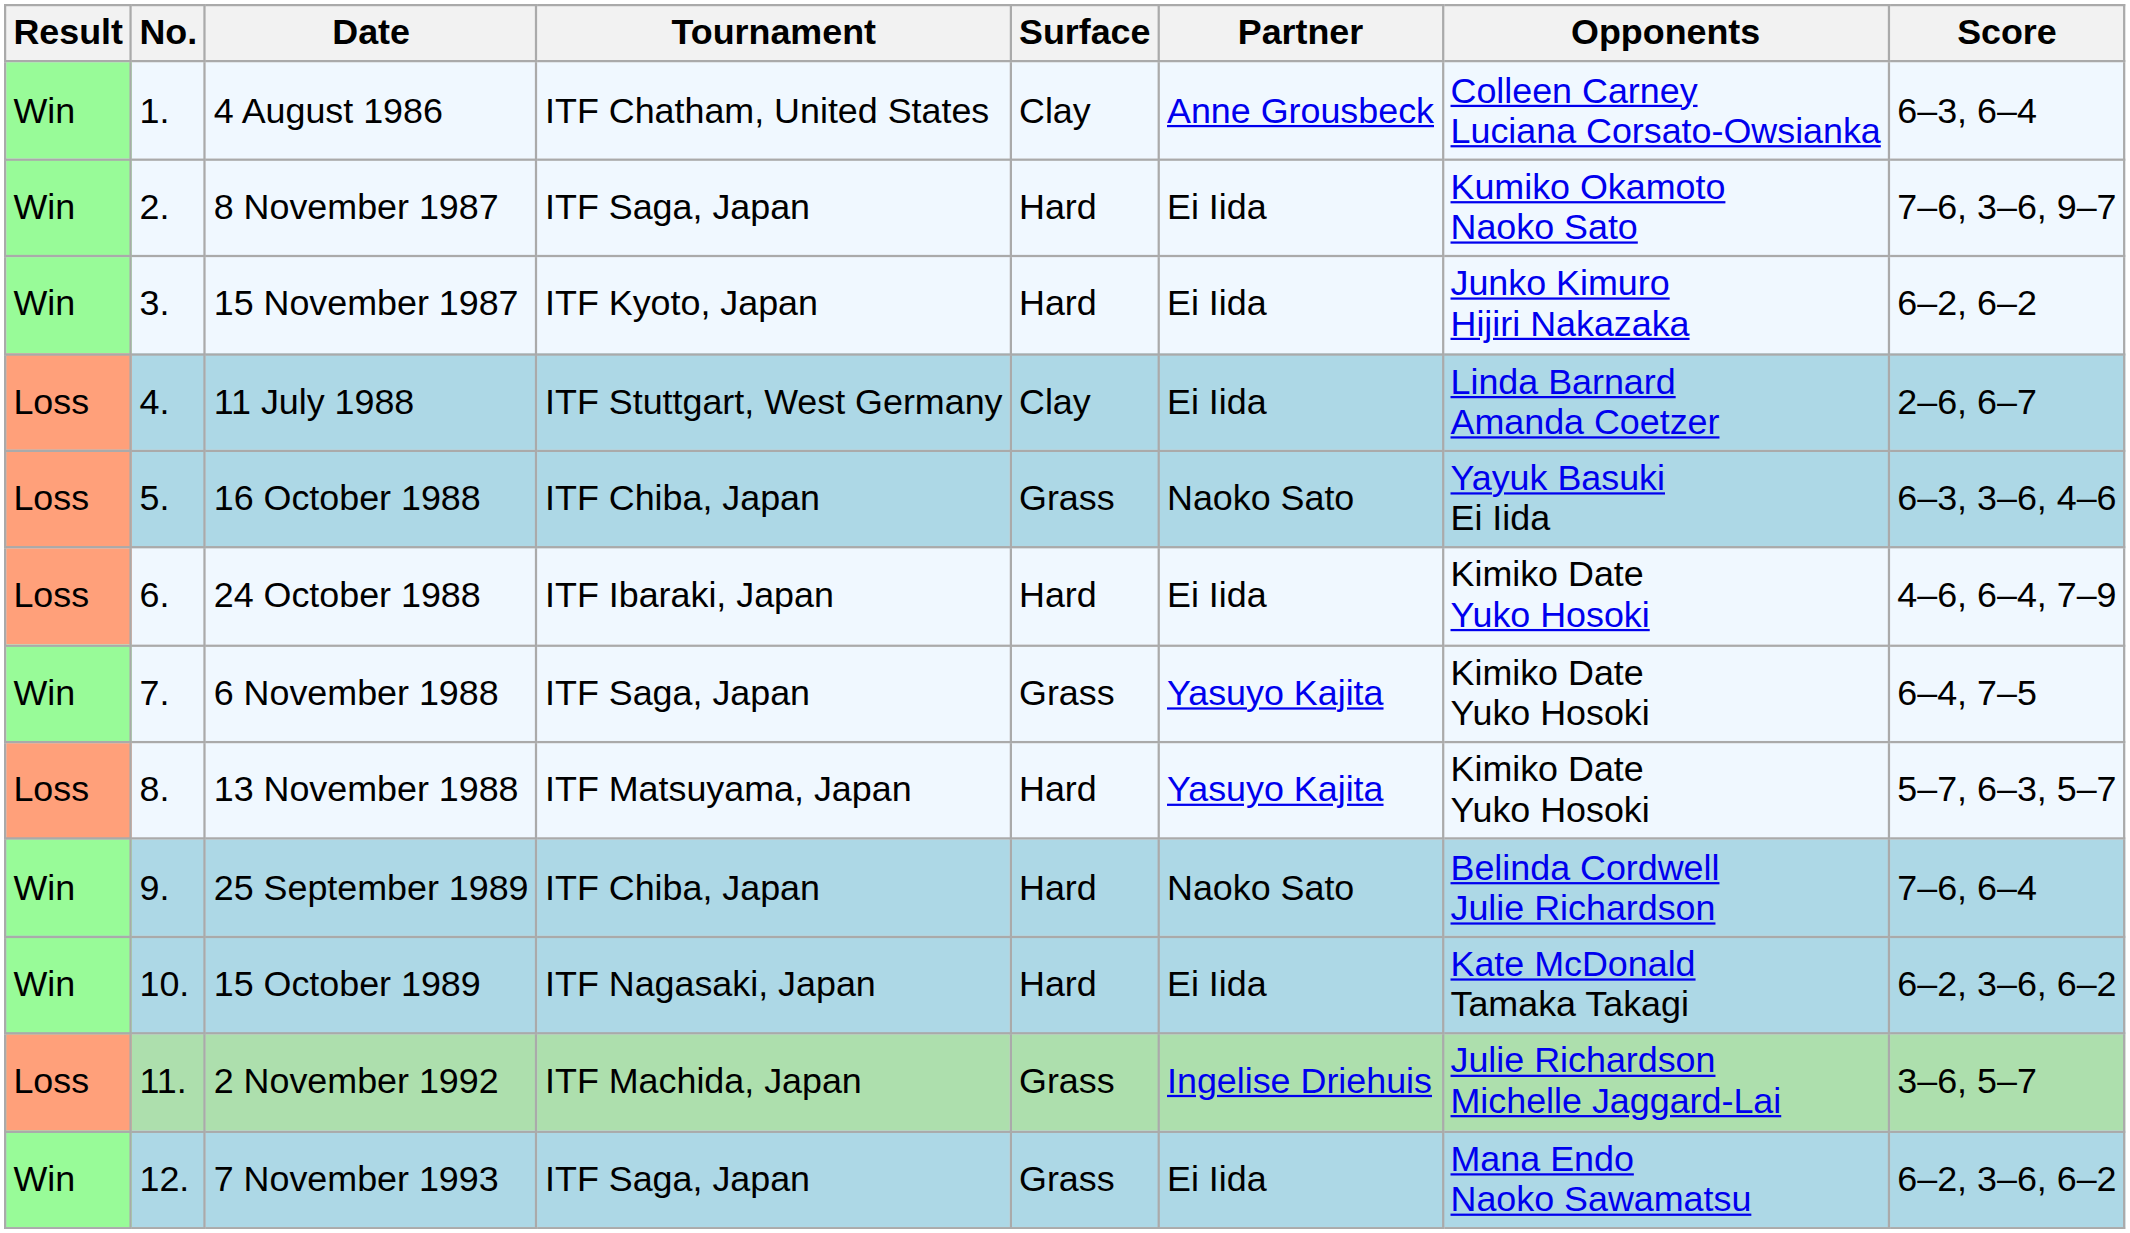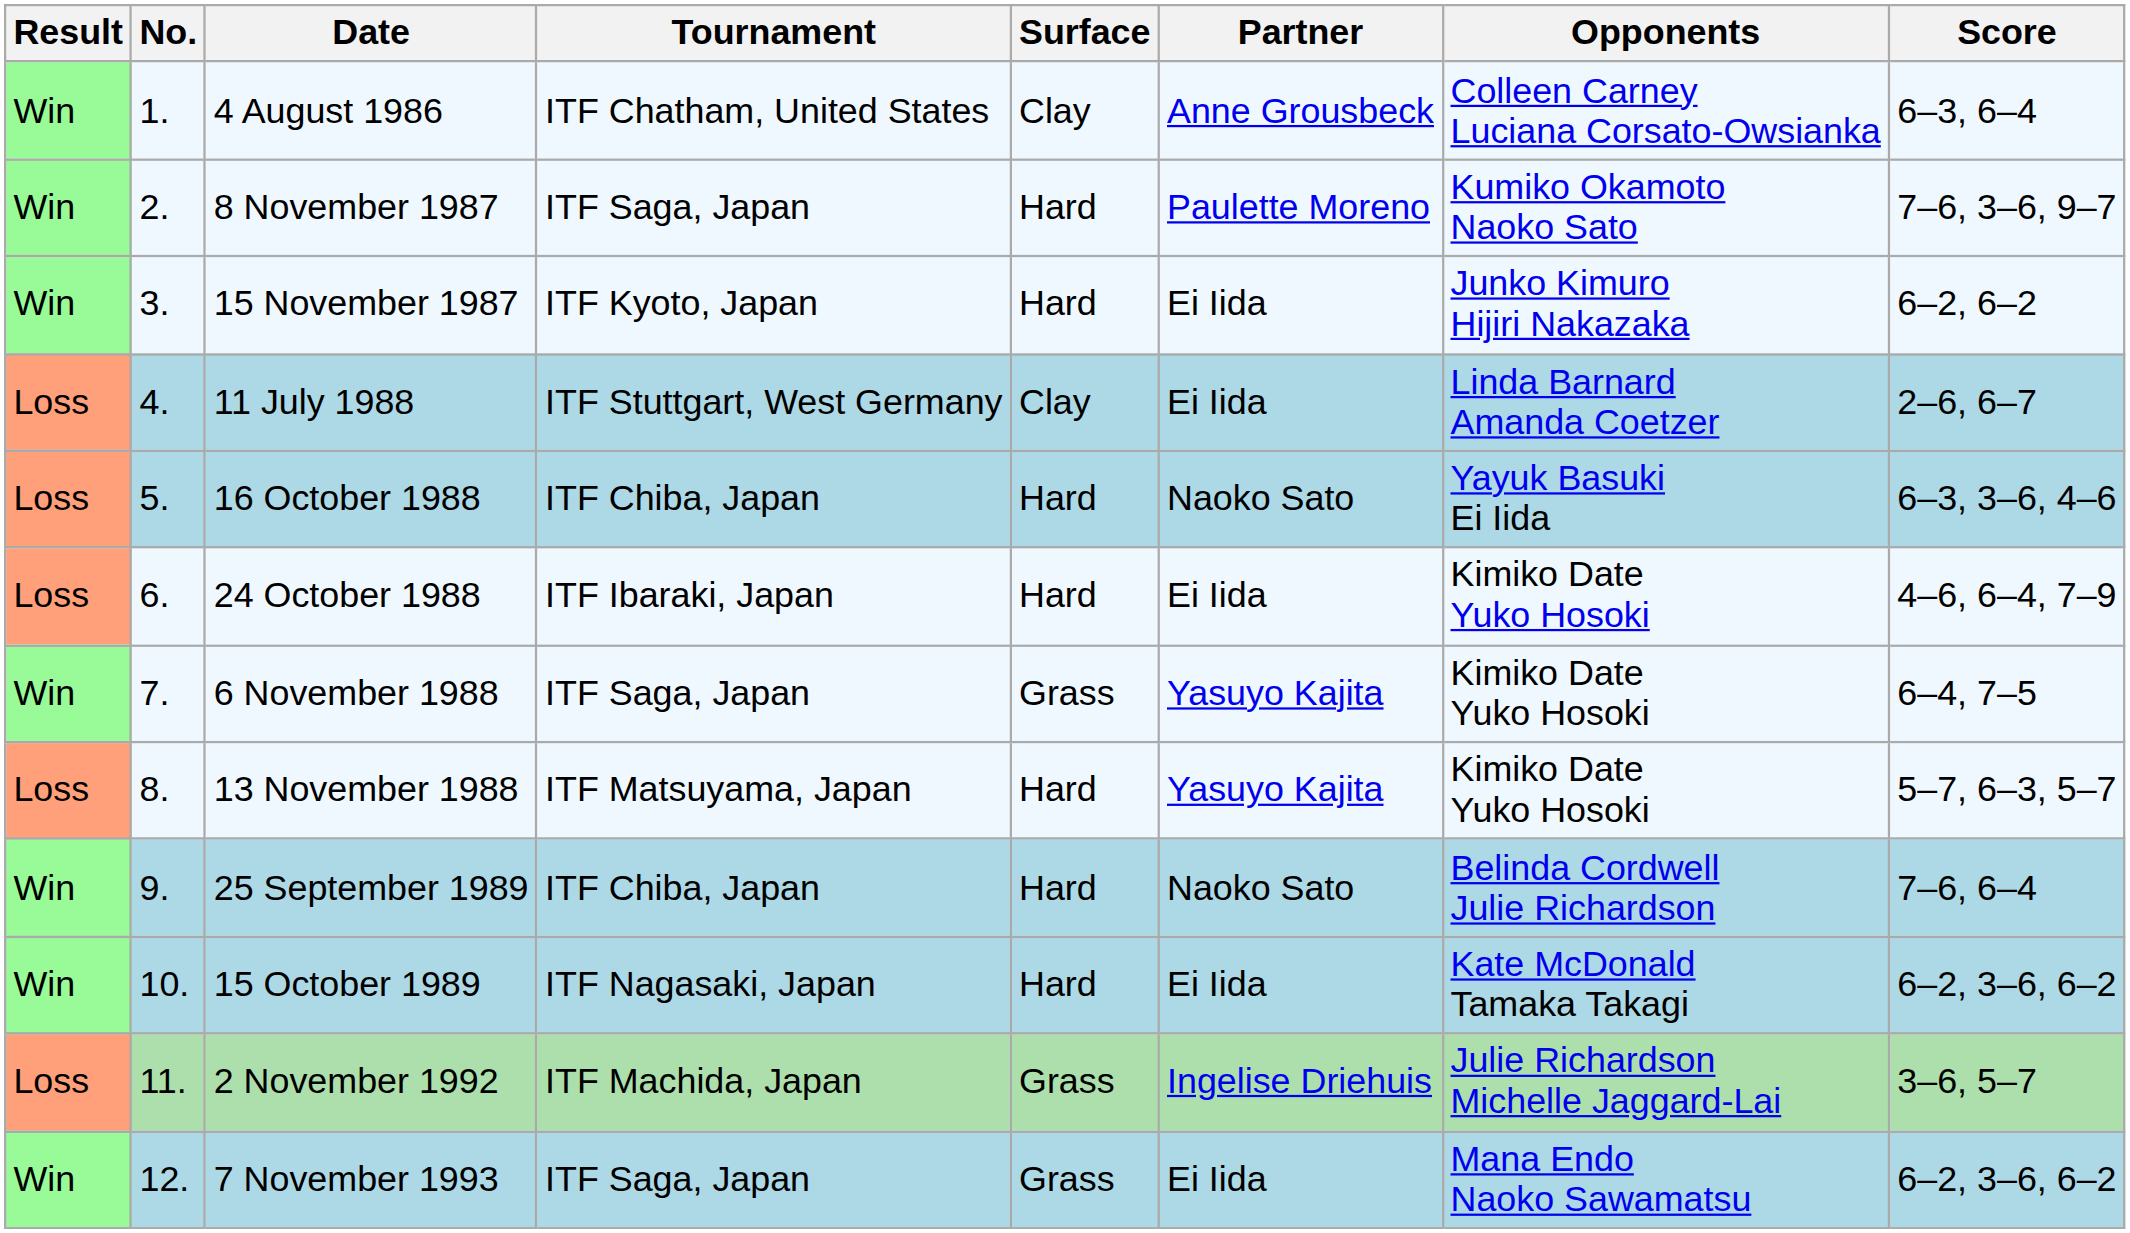(1217, 207) Ei Iida -> (1299, 207) Paulette Moreno
(1067, 498) Grass -> (1058, 498) Hard
